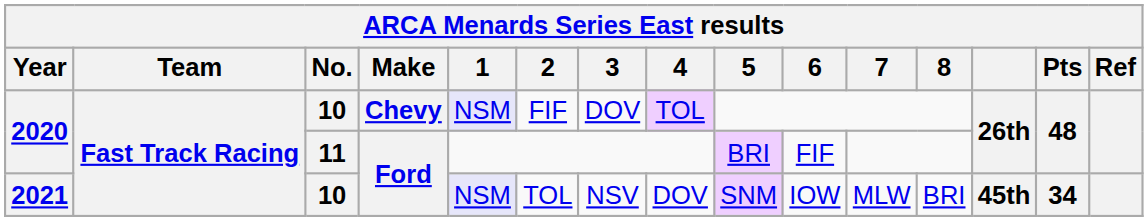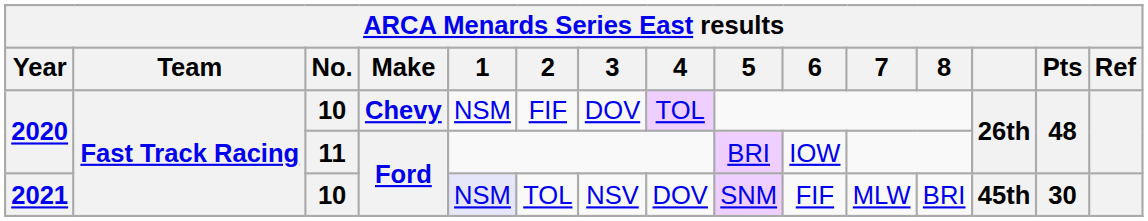(483, 110) lavender background -> (483, 110) no background
(815, 153) FIF -> (815, 153) IOW
(815, 195) IOW -> (815, 195) FIF
(1063, 195) 34 -> (1063, 195) 30
